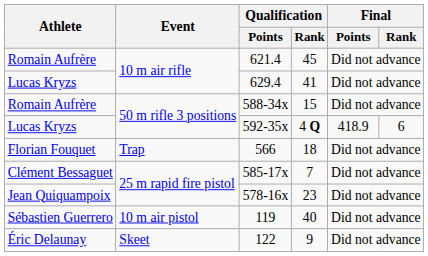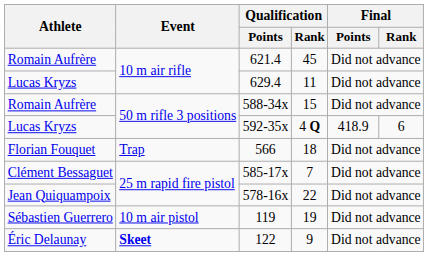(310, 82) 41 -> (310, 82) 11
(310, 195) 23 -> (310, 195) 22
(310, 218) 40 -> (310, 218) 19
(134, 240) normal -> (135, 240) bold
